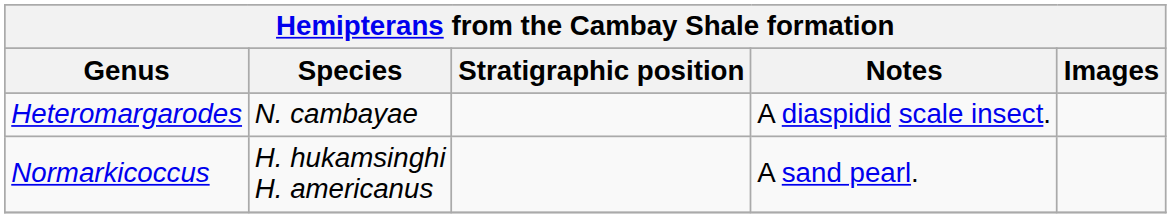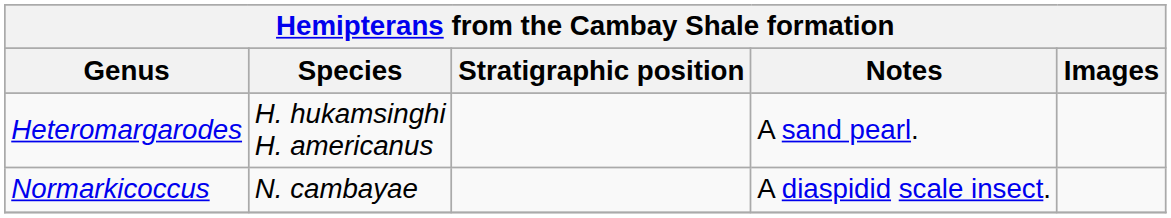(336, 114) N. cambayae -> (350, 129) H. hukamsinghi H. americanus
(904, 114) A diaspidid scale insect. -> (838, 129) A sand pearl.
(350, 173) H. hukamsinghi H. americanus -> (336, 189) N. cambayae
(838, 173) A sand pearl. -> (904, 189) A diaspidid scale insect.
